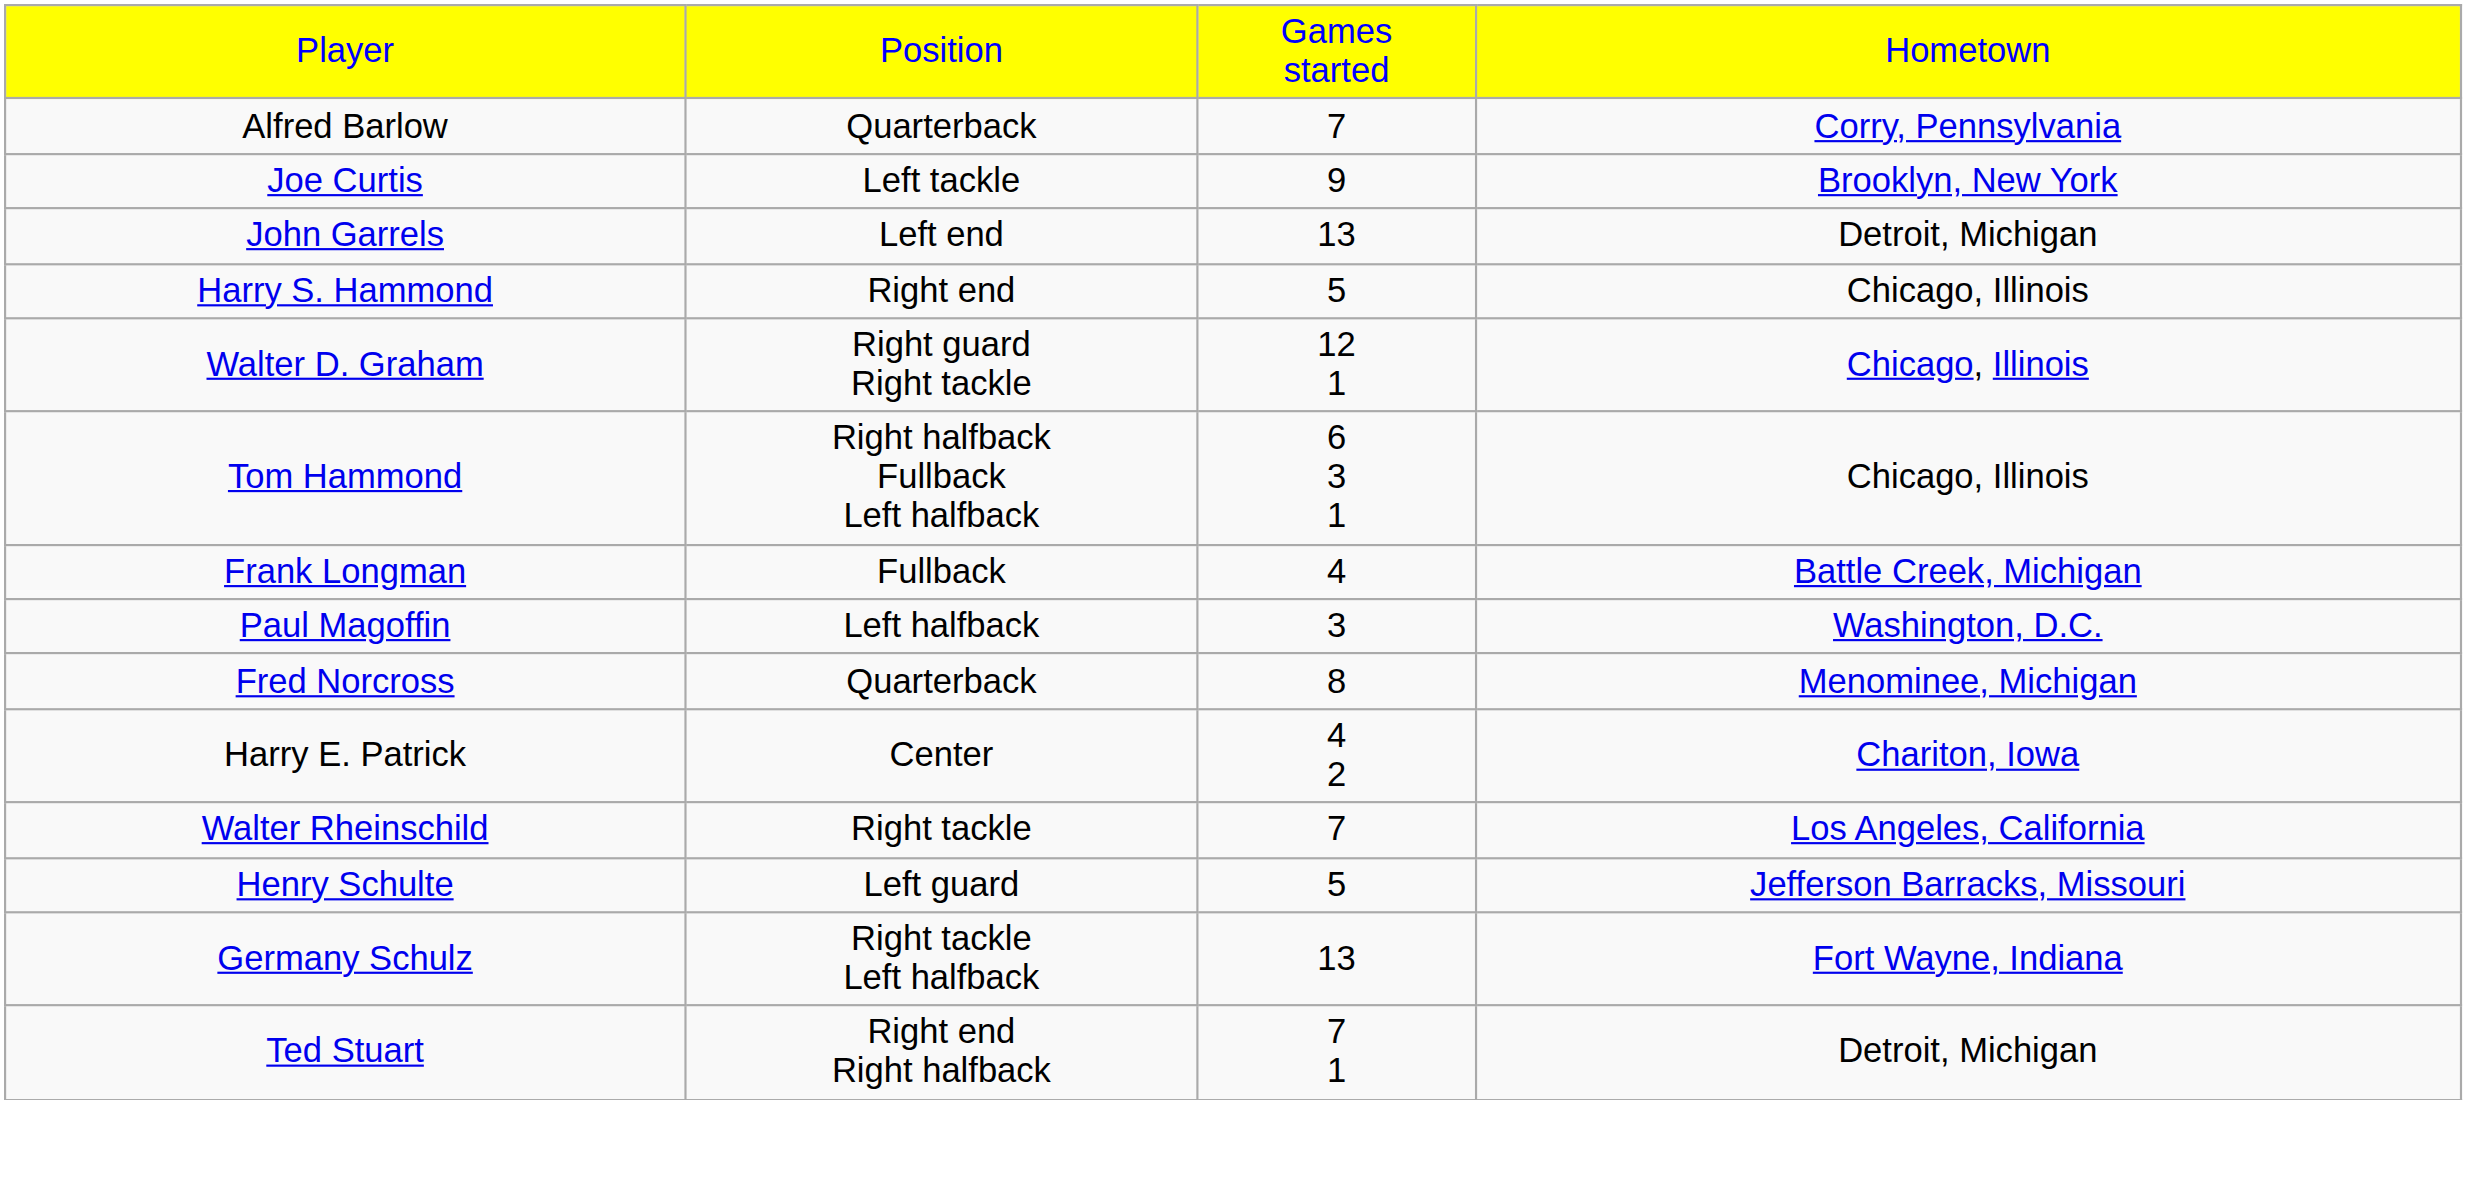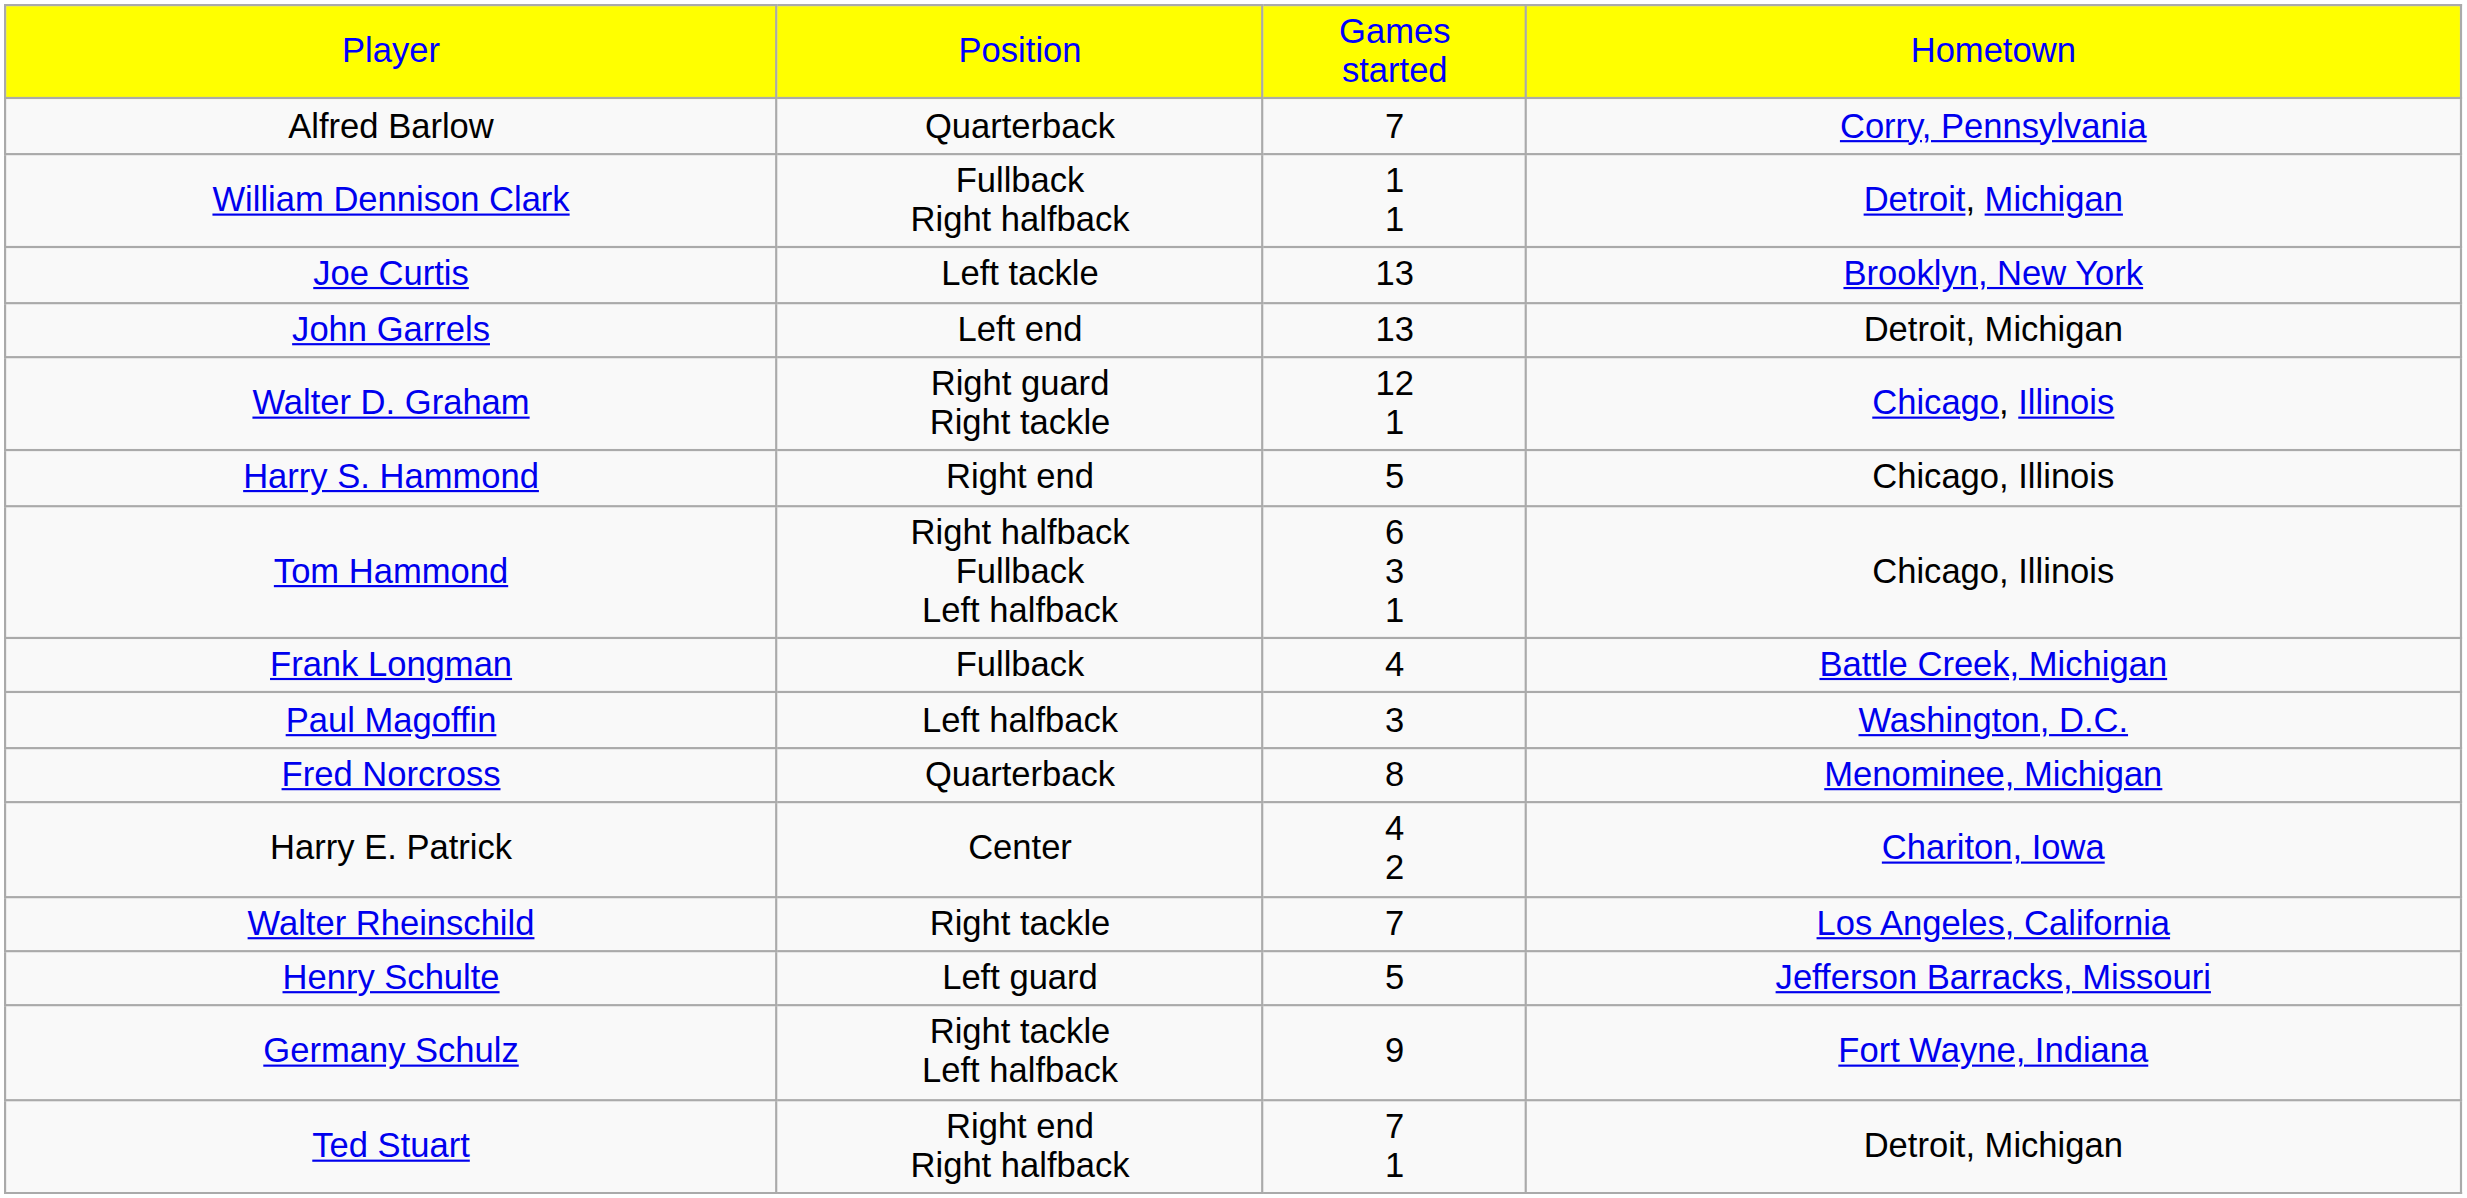+ row: (391, 199)
(1337, 180) 9 -> (1395, 274) 13
rows swapped: (345, 364) <-> (345, 290)
(1337, 958) 13 -> (1395, 1051) 9
